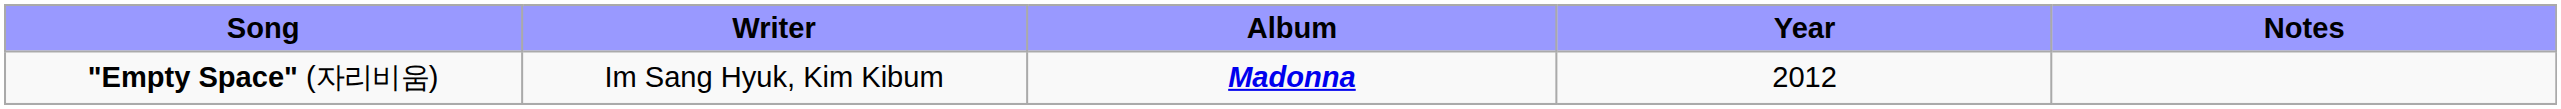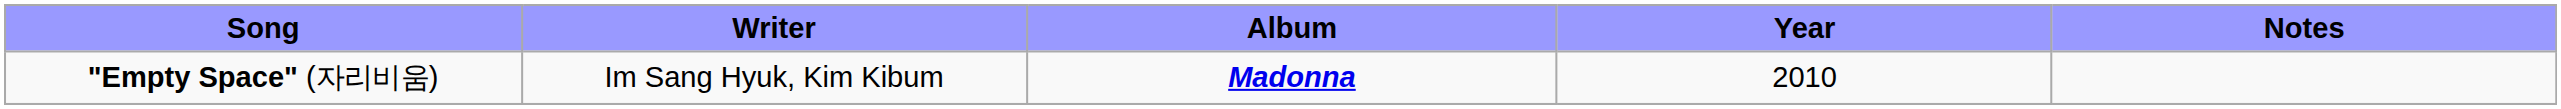(1805, 77) 2012 -> (1805, 77) 2010
